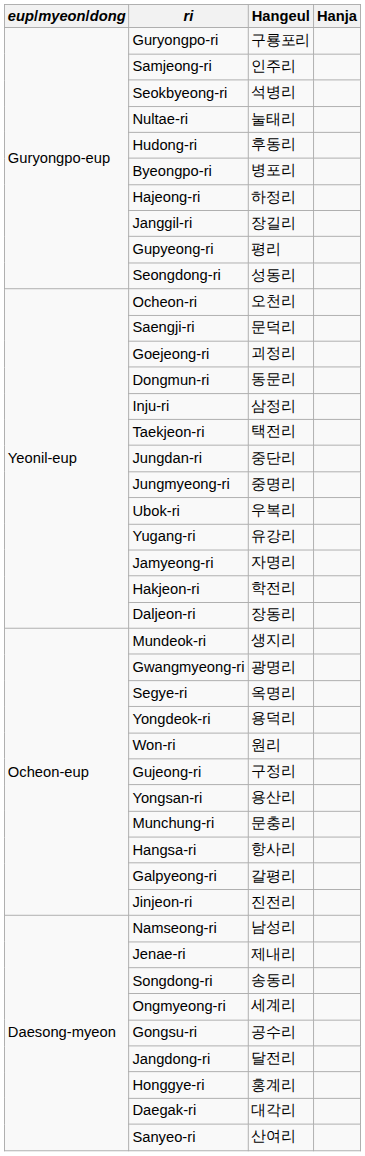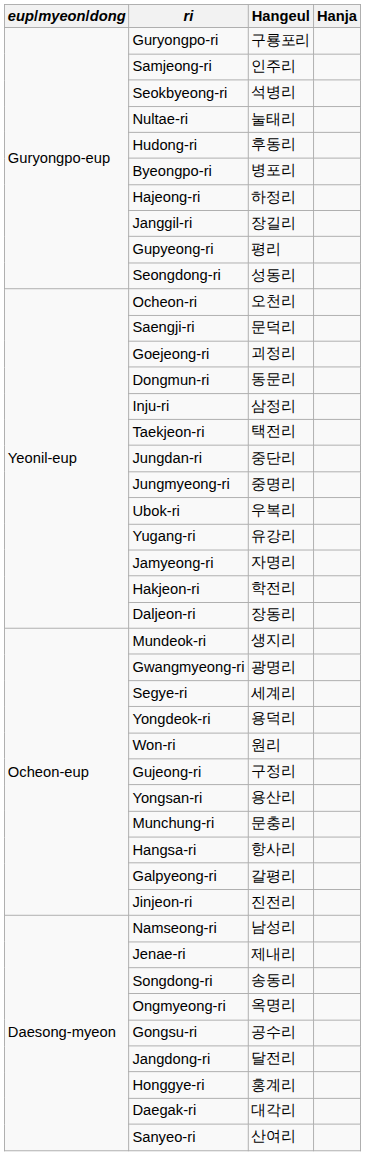(273, 693) 옥명리 -> (273, 693) 세계리
(273, 1006) 세계리 -> (273, 1006) 옥명리
